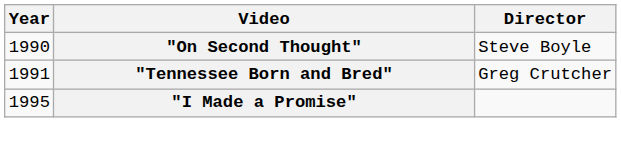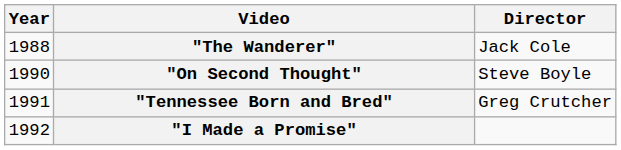+ row: (264, 47)
(29, 103) 1995 -> (29, 131) 1992
